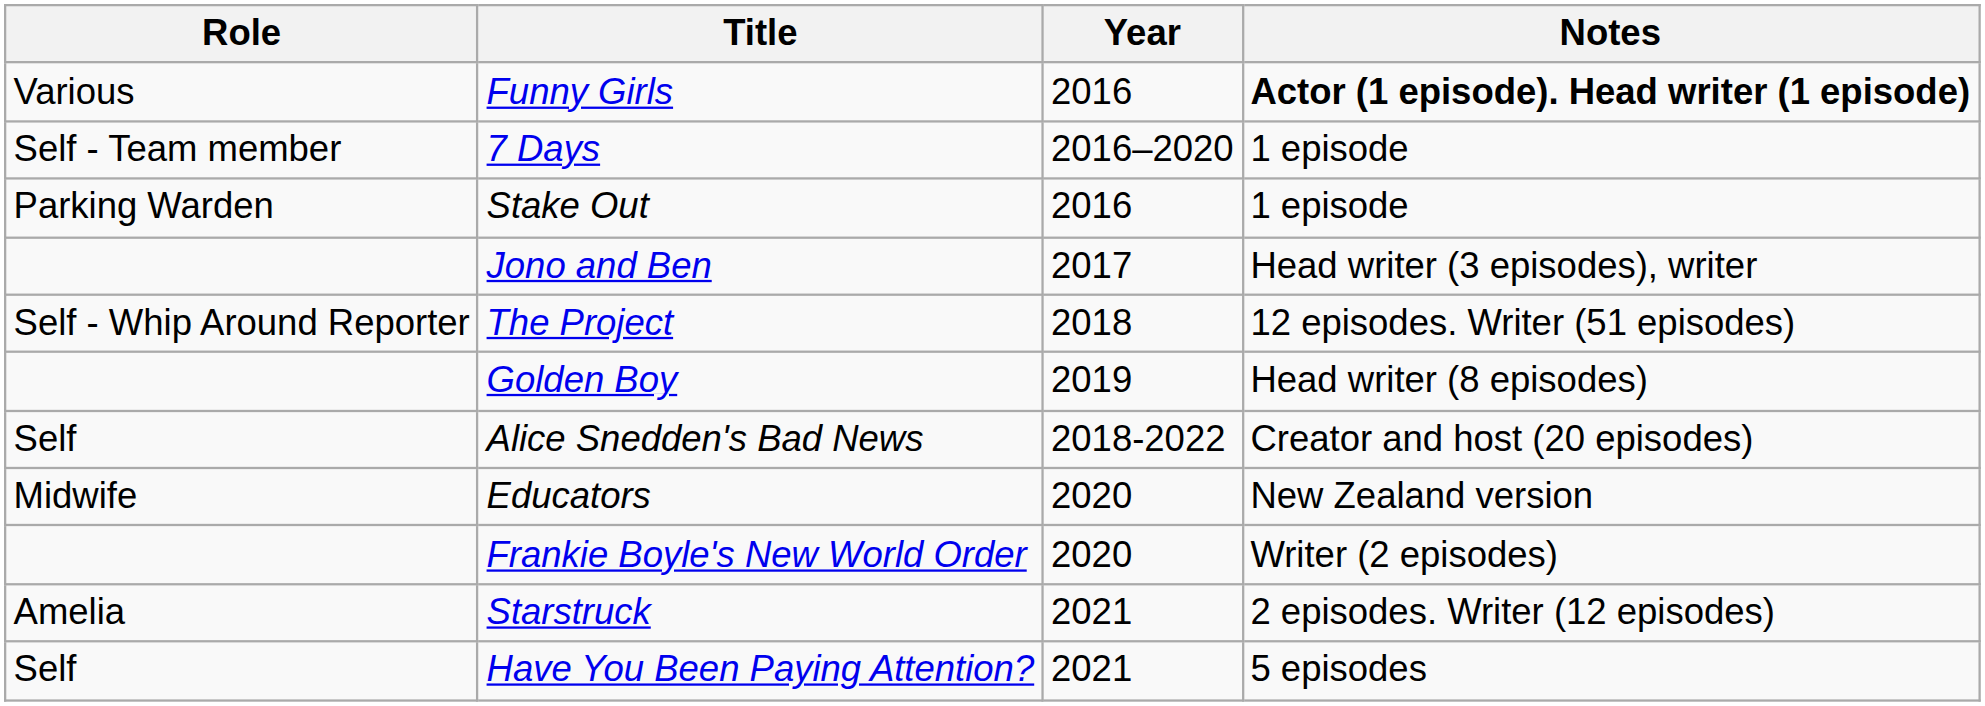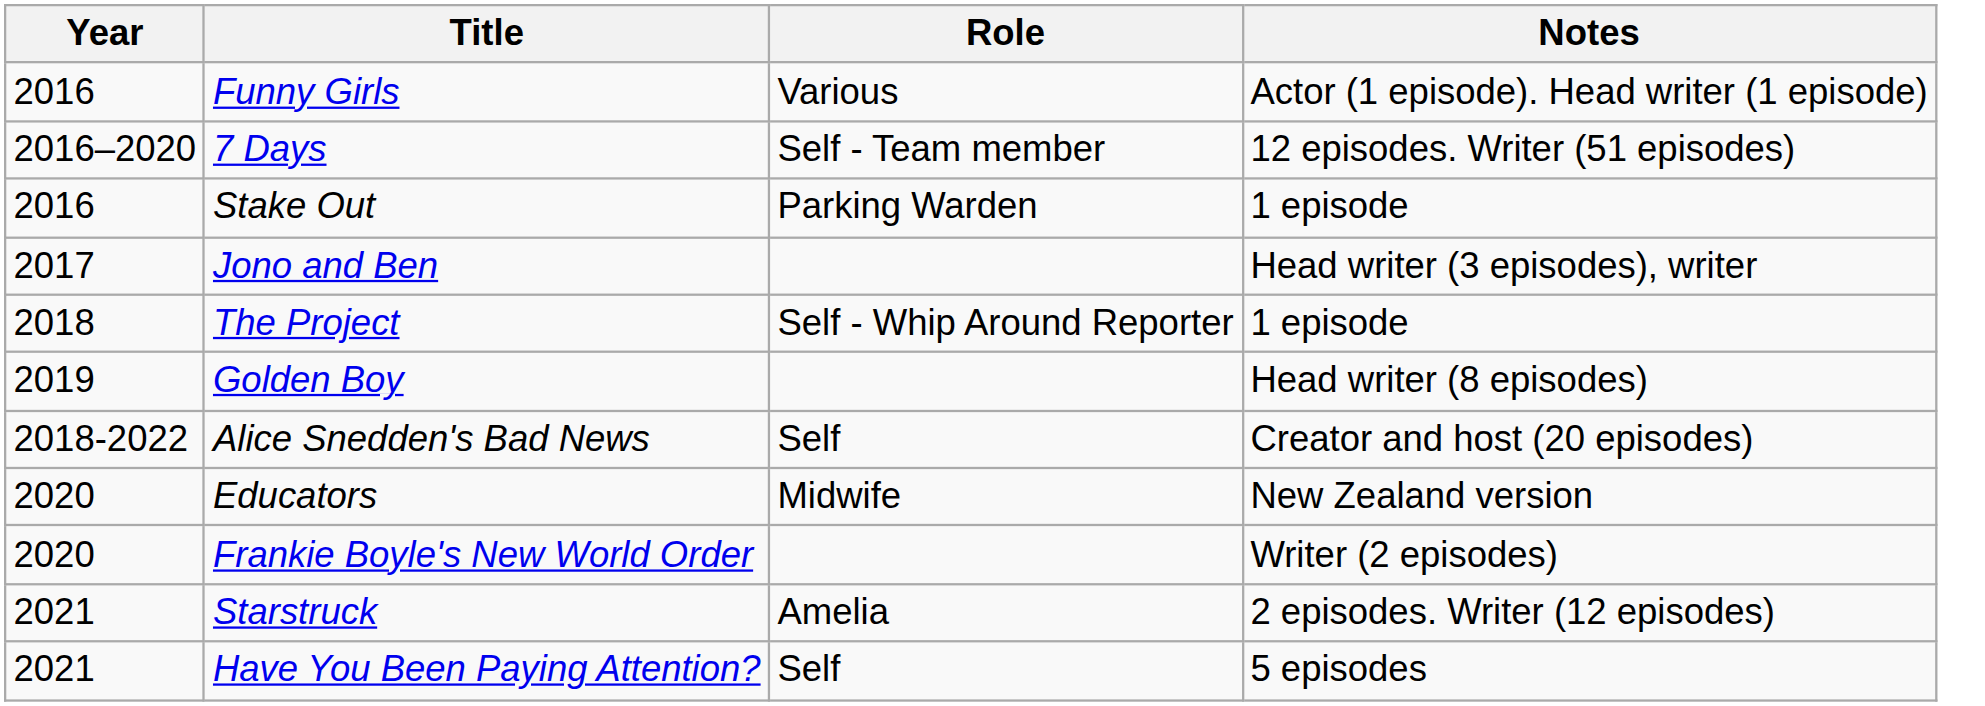columns swapped: (1142, 33) <-> (242, 33)
(1610, 91) bold -> (1589, 91) normal
(1330, 149) 1 episode -> (1523, 149) 12 episodes. Writer (51 episodes)
(1523, 322) 12 episodes. Writer (51 episodes) -> (1330, 322) 1 episode
